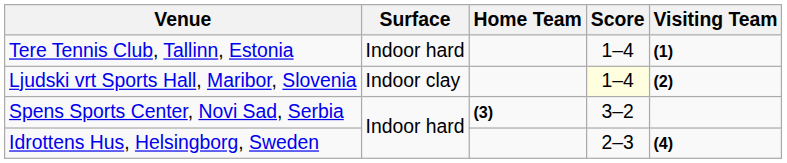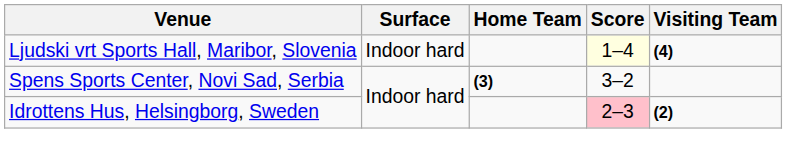- row: (151, 50)
(413, 81) Indoor clay -> (415, 50) Indoor hard
(663, 81) (2) -> (663, 50) (4)
(618, 142) no background -> (618, 111) pink background
(663, 142) (4) -> (663, 111) (2)
